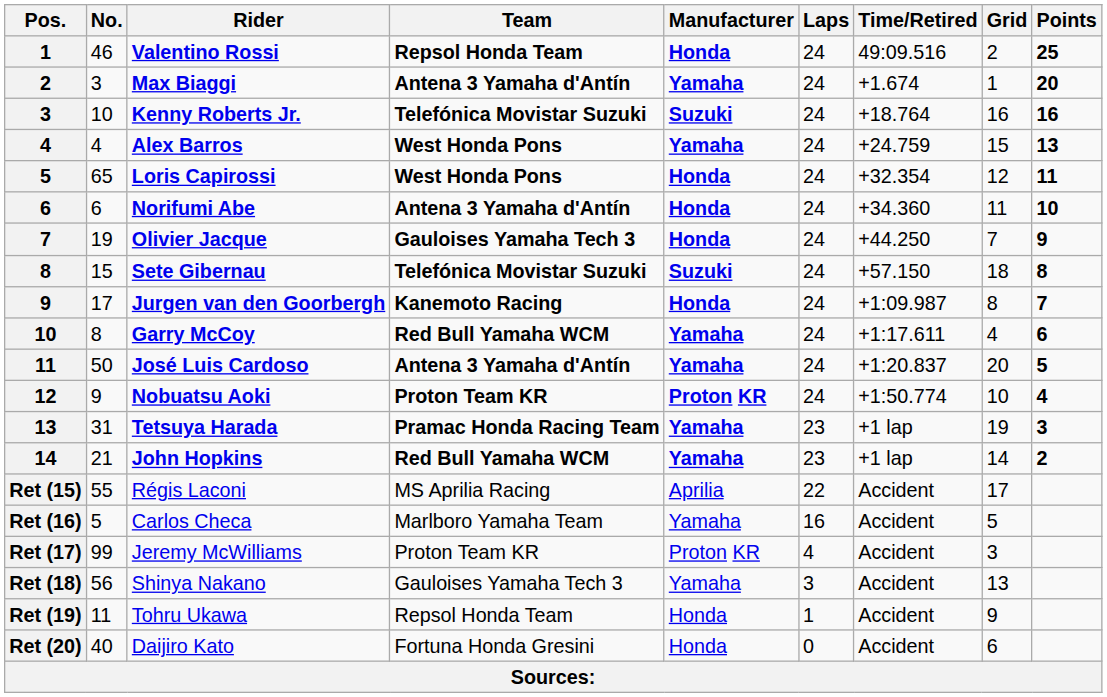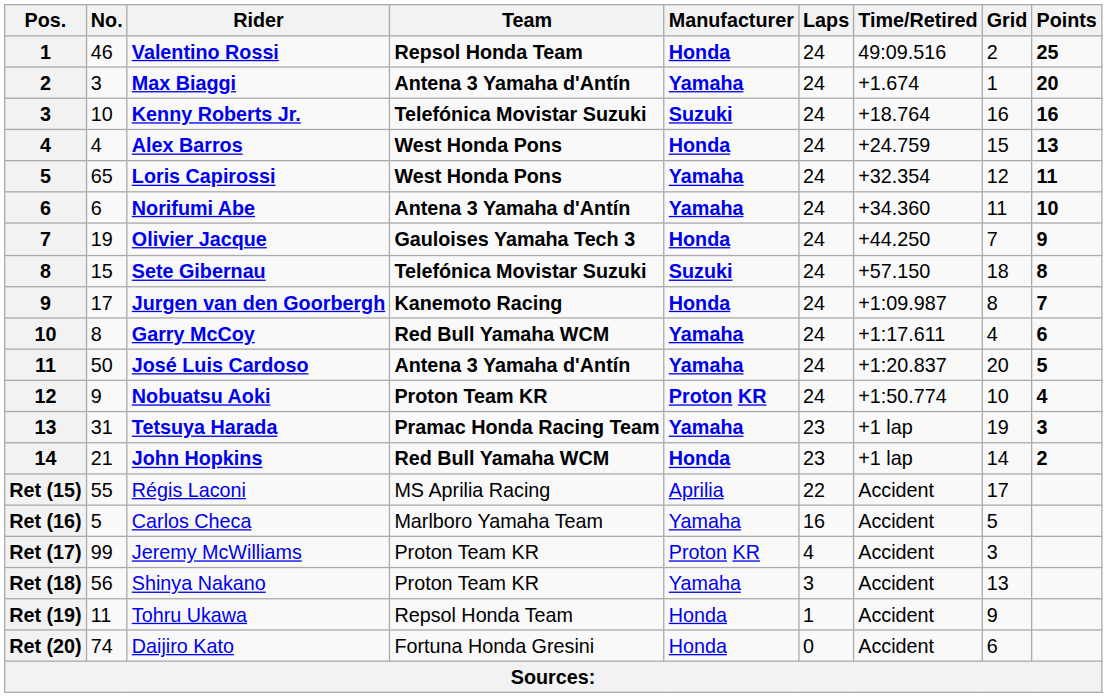(706, 146) Yamaha -> (699, 146) Honda
(699, 177) Honda -> (706, 177) Yamaha
(699, 208) Honda -> (706, 208) Yamaha
(706, 458) Yamaha -> (699, 458) Honda
(509, 584) Gauloises Yamaha Tech 3 -> (467, 584) Proton Team KR
(102, 646) 40 -> (102, 646) 74
